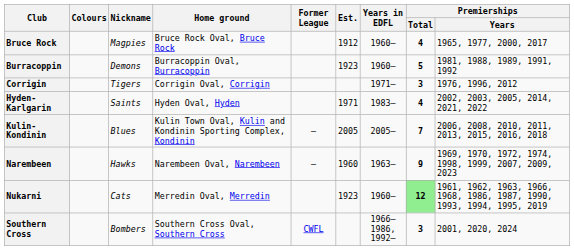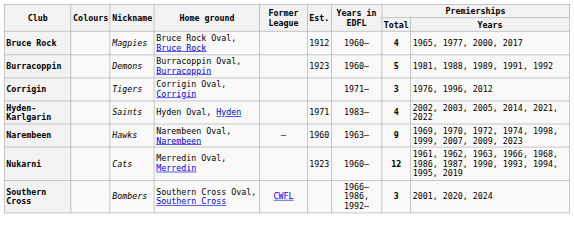- row: (26, 131)
(421, 196) lightgreen background -> (396, 164) no background
